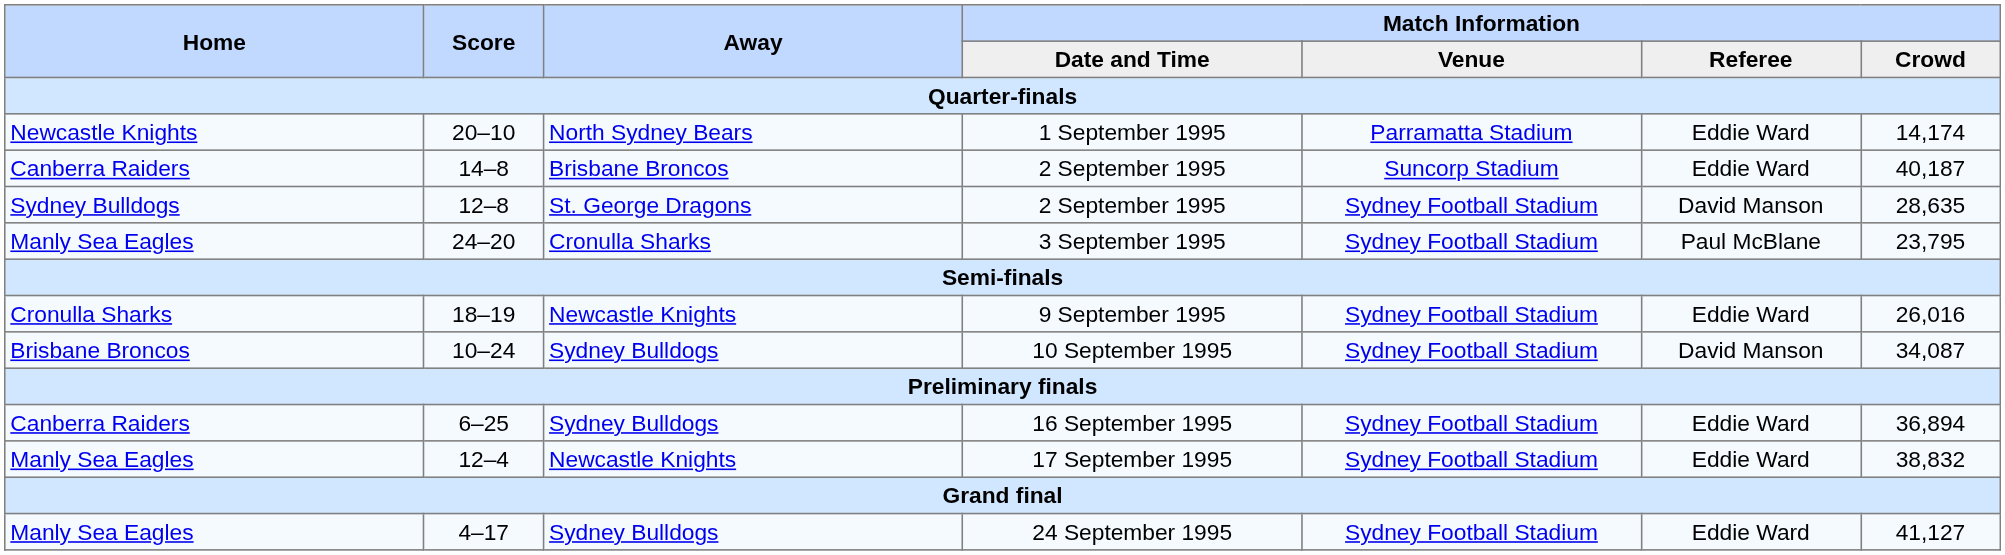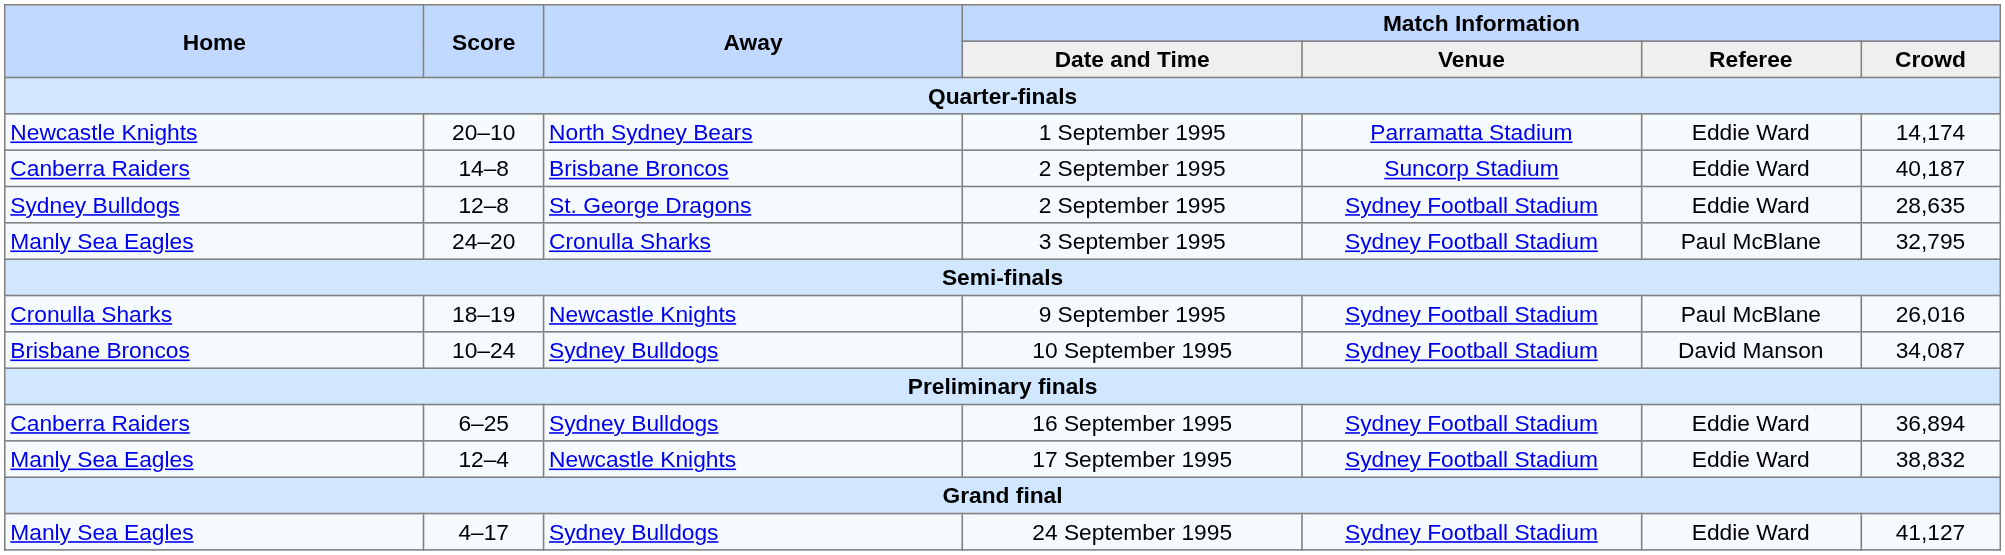(1751, 205) David Manson -> (1751, 205) Eddie Ward
(1930, 241) 23,795 -> (1930, 241) 32,795
(1751, 314) Eddie Ward -> (1751, 314) Paul McBlane
